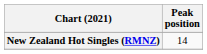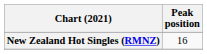(182, 40) 14 -> (182, 40) 16
